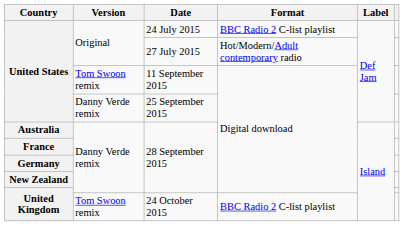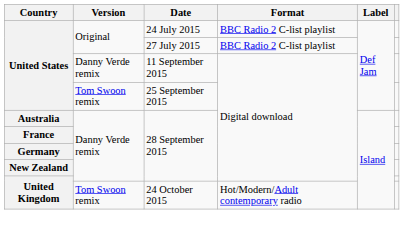(261, 51) Hot/Modern/Adult contemporary radio -> (278, 45) BBC Radio 2 C-list playlist
(101, 79) Tom Swoon remix -> (103, 68) Danny Verde remix
(103, 107) Danny Verde remix -> (101, 96) Tom Swoon remix
(278, 206) BBC Radio 2 C-list playlist -> (261, 195) Hot/Modern/Adult contemporary radio
